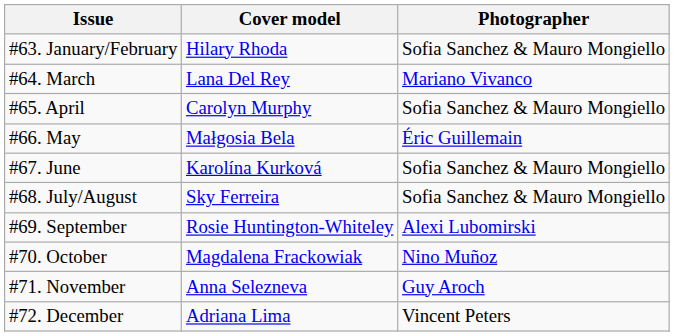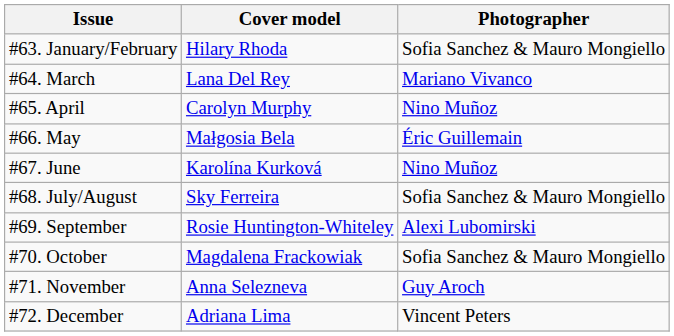(534, 108) Sofia Sanchez & Mauro Mongiello -> (450, 108) Nino Muñoz
(534, 167) Sofia Sanchez & Mauro Mongiello -> (450, 167) Nino Muñoz
(450, 256) Nino Muñoz -> (534, 256) Sofia Sanchez & Mauro Mongiello
